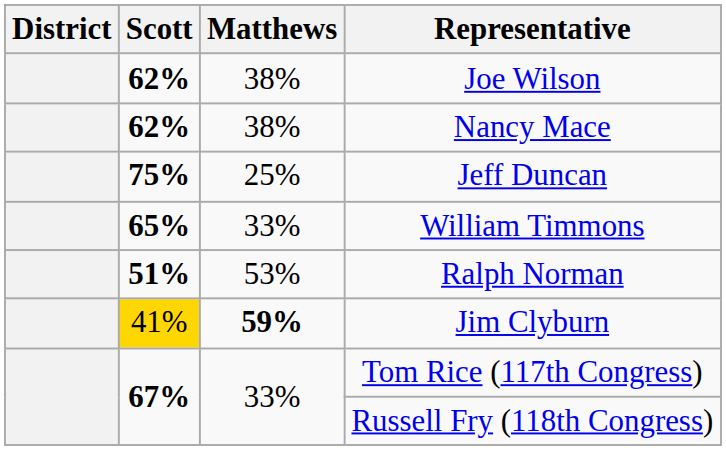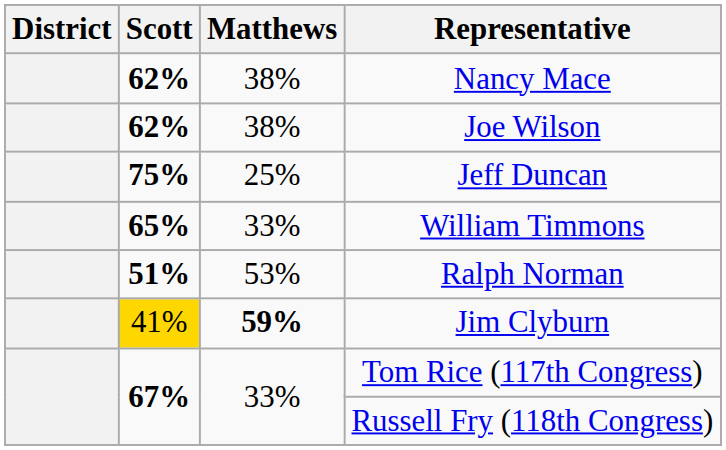rows swapped: (532, 126) <-> (532, 77)
